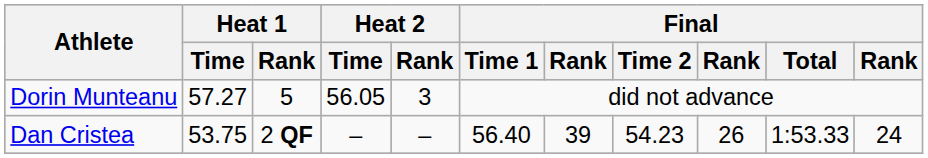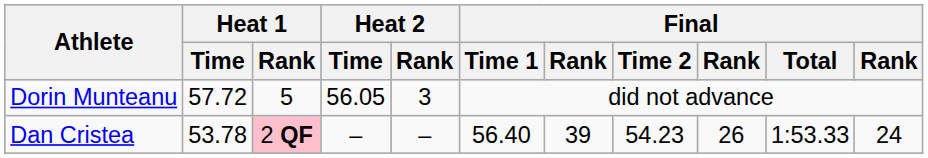(218, 98) 57.27 -> (218, 98) 57.72
(218, 135) 53.75 -> (218, 135) 53.78
(287, 135) no background -> (287, 135) pink background
